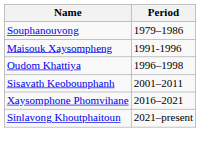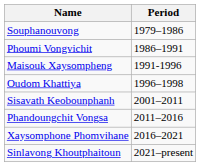+ row: (49, 48)
+ row: (57, 118)
